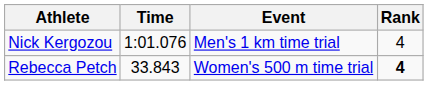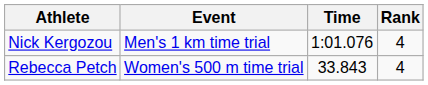columns swapped: (284, 18) <-> (155, 18)
(400, 68) bold -> (400, 68) normal
